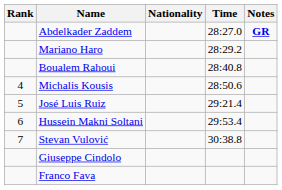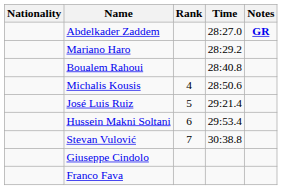columns swapped: (20, 13) <-> (175, 13)
